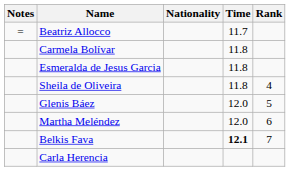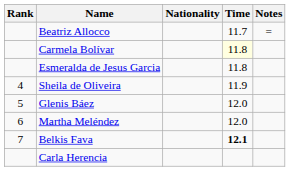columns swapped: (269, 13) <-> (21, 13)
(238, 49) no background -> (237, 49) lightyellow background
(238, 85) 11.8 -> (237, 85) 11.9
